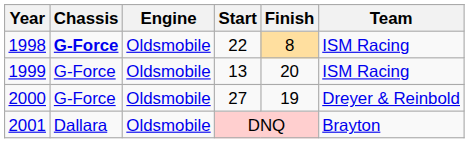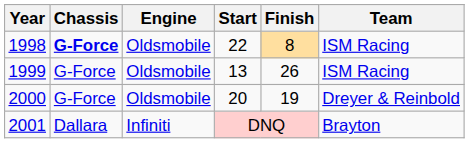(290, 72) 20 -> (290, 72) 26
(238, 98) 27 -> (238, 98) 20
(169, 125) Oldsmobile -> (148, 125) Infiniti
